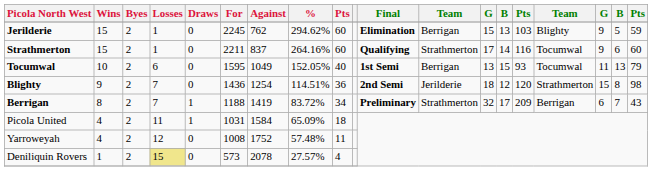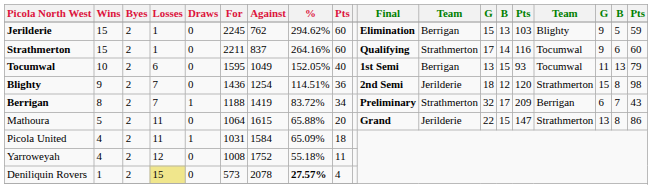+ row: (28, 120)
(308, 138) 57.48% -> (308, 156) 55.18%
(308, 156) normal -> (309, 174) bold
